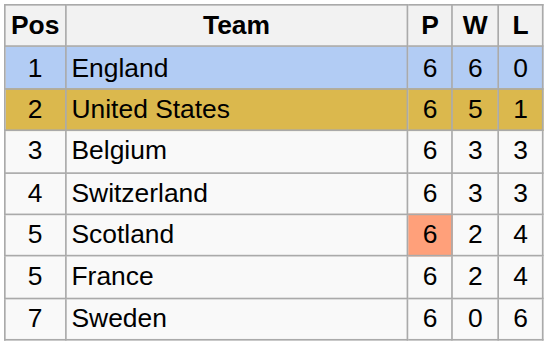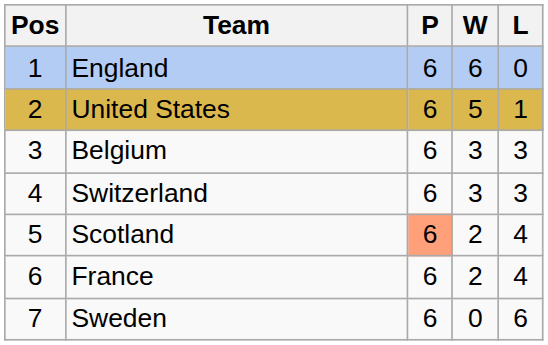(35, 276) 5 -> (35, 276) 6
